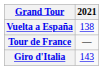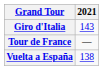rows swapped: (40, 57) <-> (40, 27)
